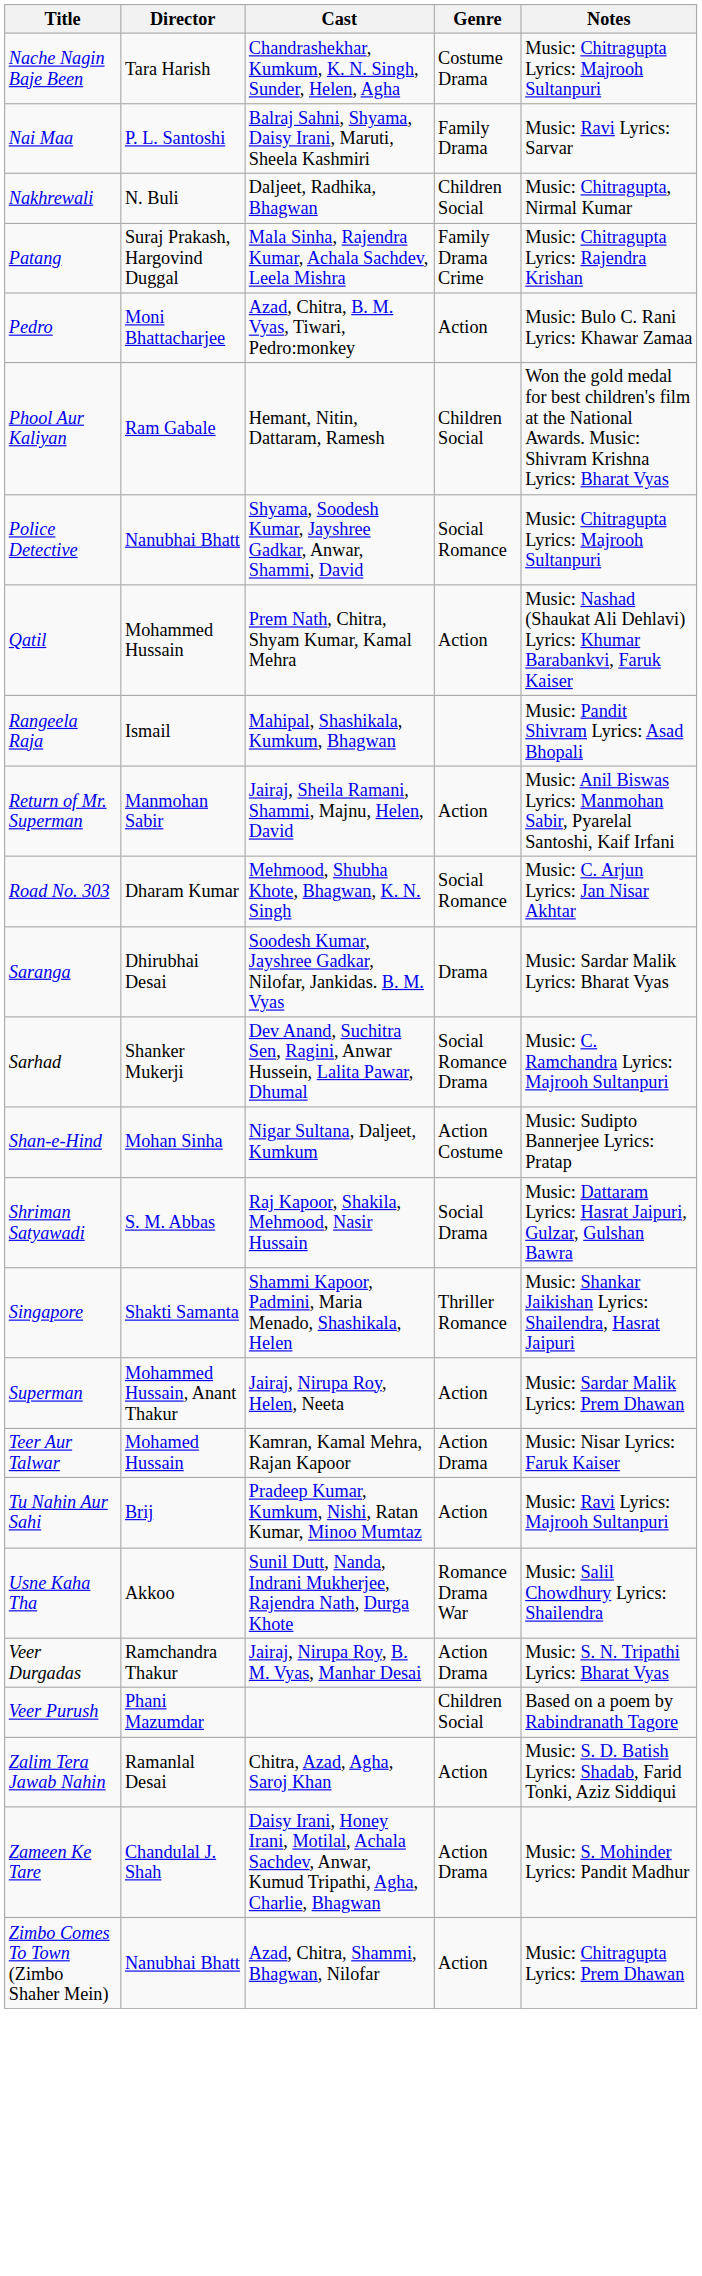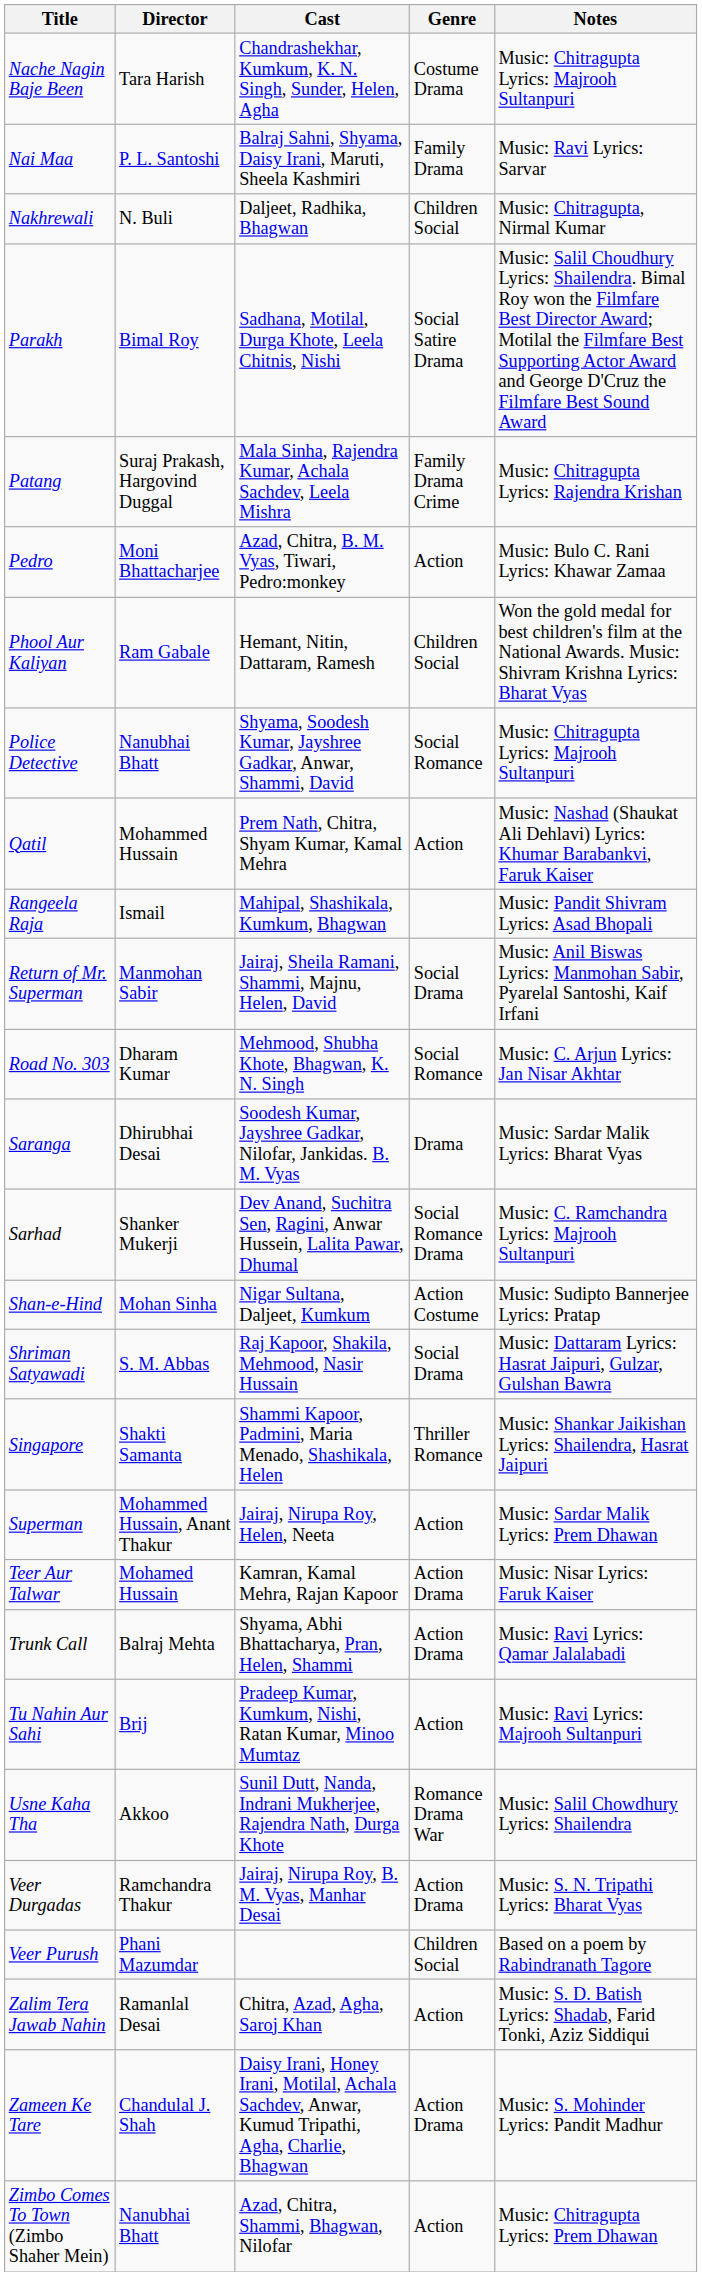+ row: (36, 339)
(463, 810) Action -> (439, 983) Social Drama
+ row: (48, 1644)
